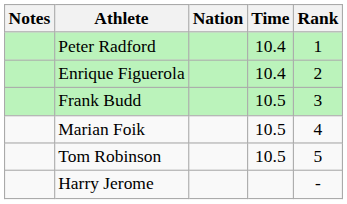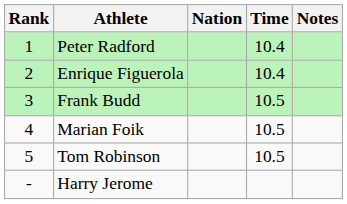columns swapped: (318, 18) <-> (29, 18)
